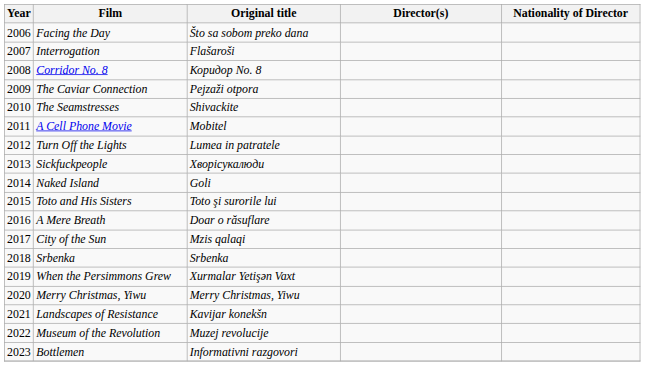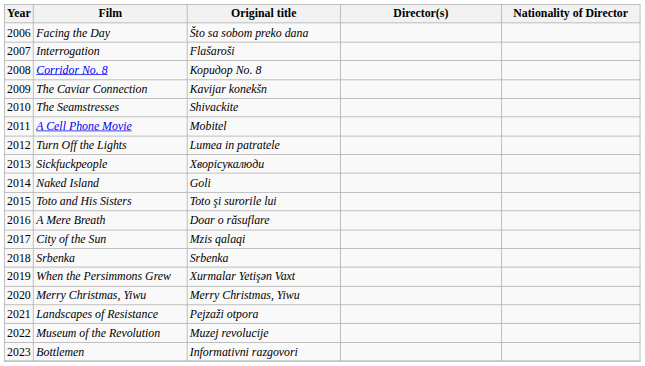(224, 88) Pejzaži otpora -> (228, 88) Kavijar konekšn
(228, 314) Kavijar konekšn -> (224, 314) Pejzaži otpora
